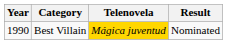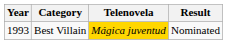(18, 30) 1990 -> (18, 30) 1993
